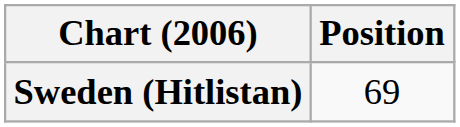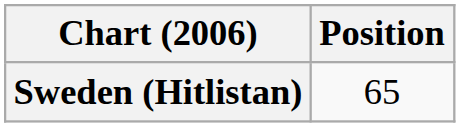(382, 91) 69 -> (382, 91) 65
